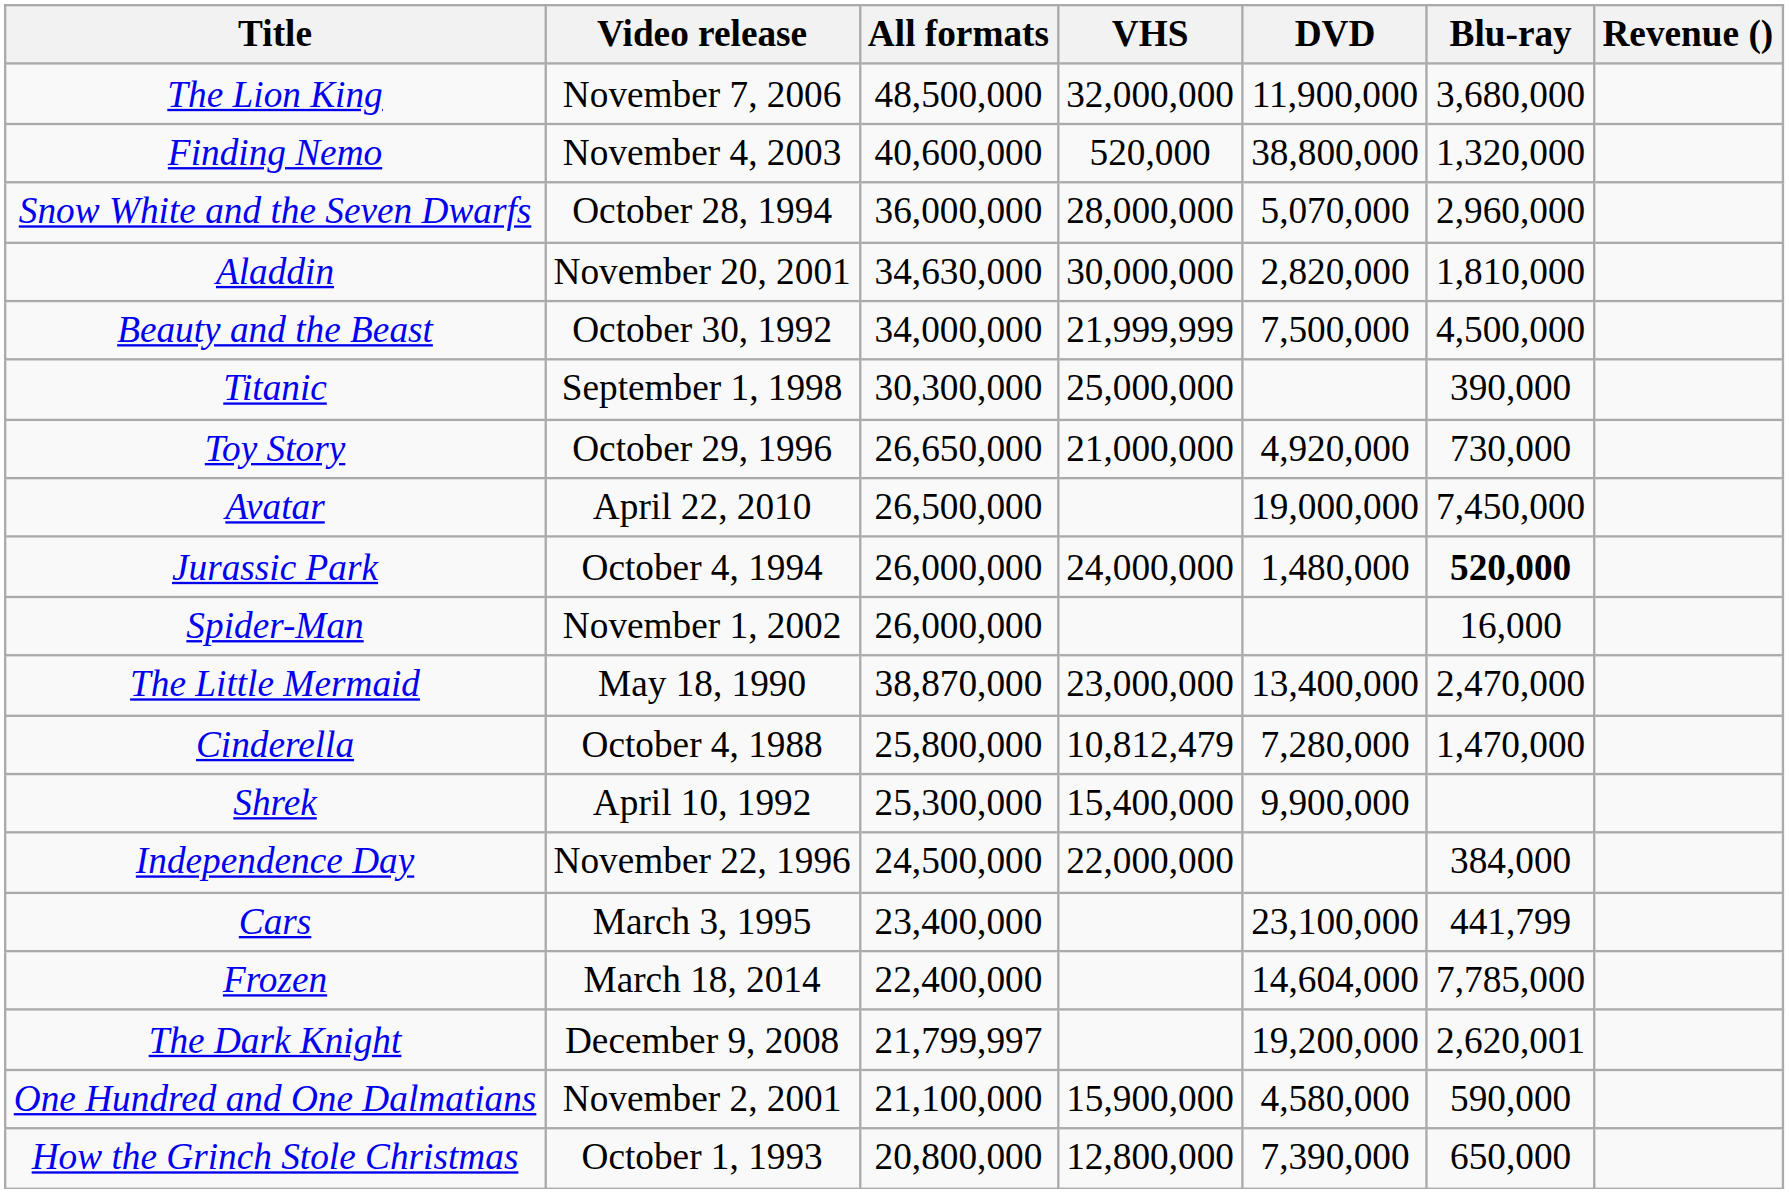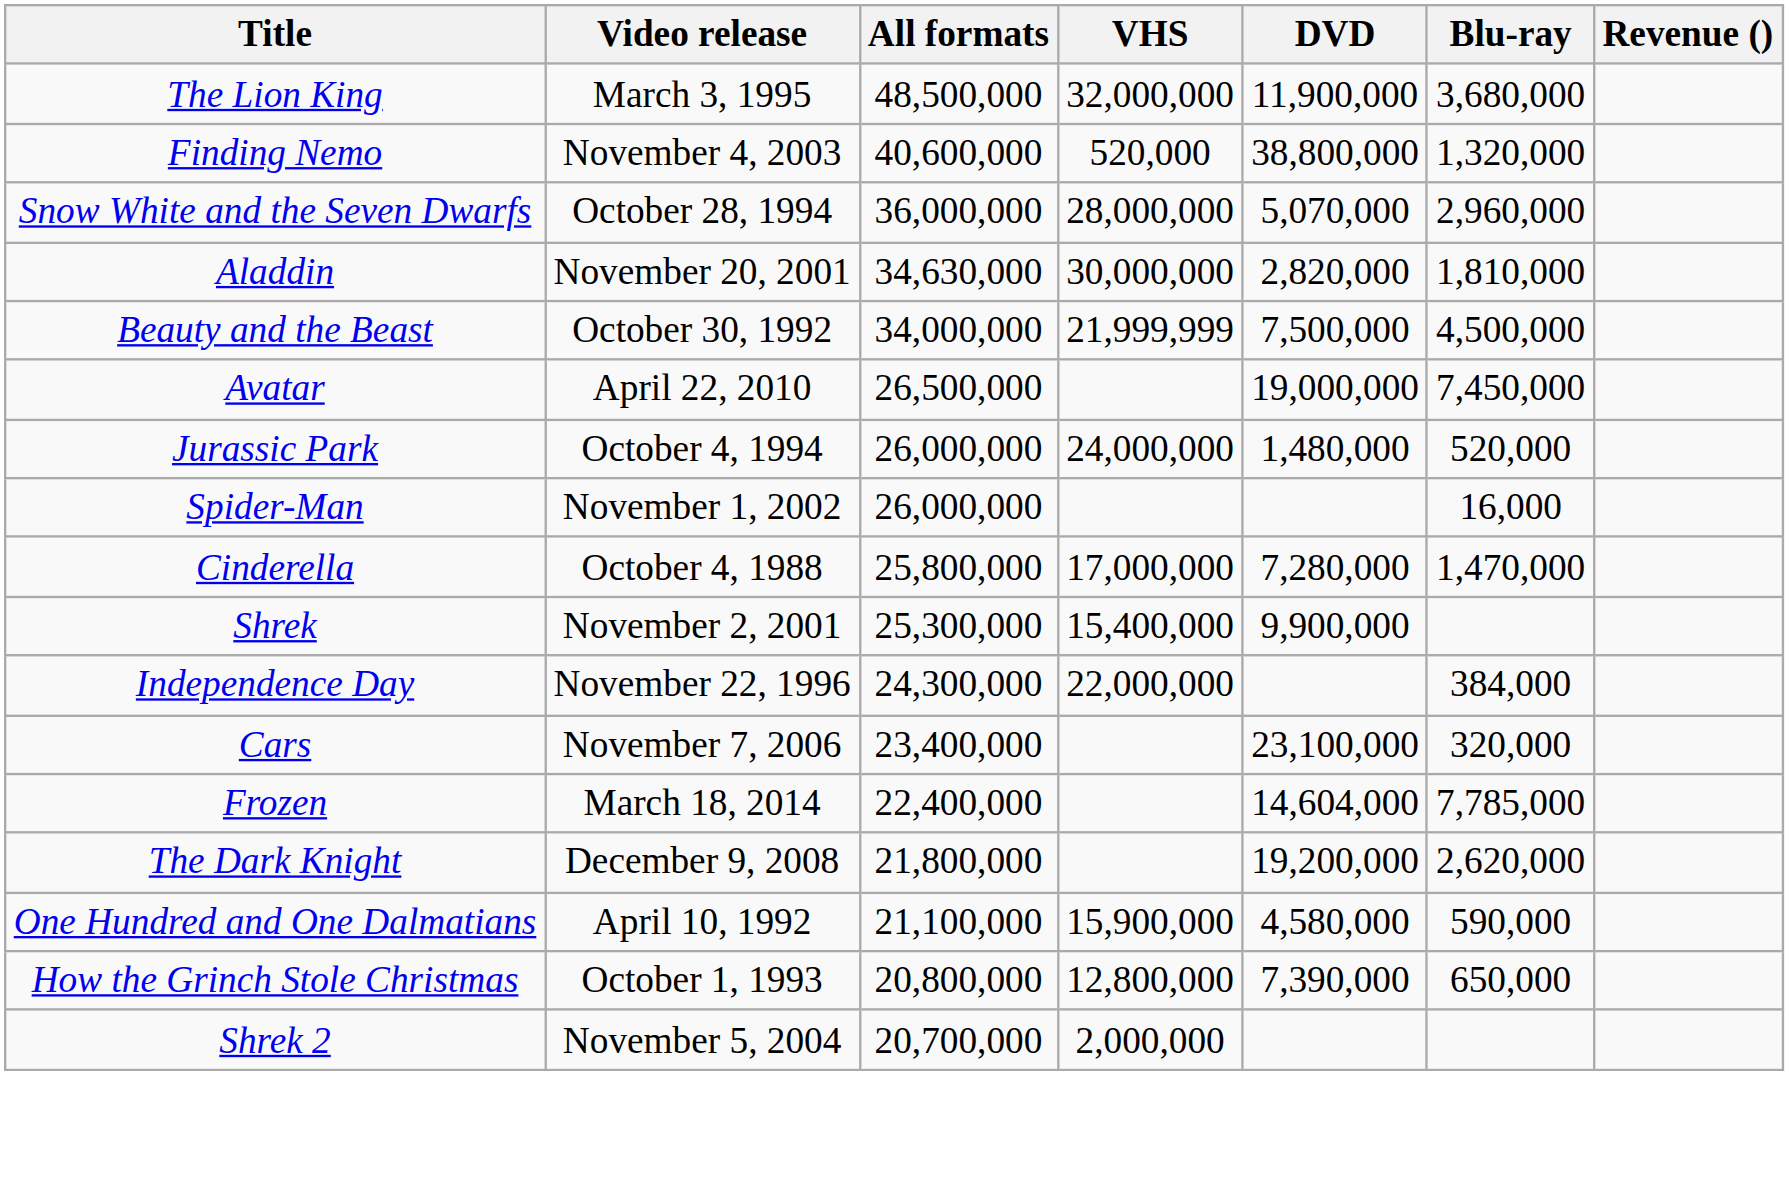(702, 93) November 7, 2006 -> (702, 93) March 3, 1995
- row: (275, 389)
- row: (275, 449)
(1511, 566) bold -> (1511, 447) normal
- row: (275, 685)
(1150, 743) 10,812,479 -> (1150, 566) 17,000,000
(702, 802) April 10, 1992 -> (702, 625) November 2, 2001
(958, 861) 24,500,000 -> (958, 684) 24,300,000
(702, 920) March 3, 1995 -> (702, 743) November 7, 2006
(1511, 920) 441,799 -> (1511, 743) 320,000
(958, 1039) 21,799,997 -> (958, 861) 21,800,000
(1511, 1039) 2,620,001 -> (1511, 861) 2,620,000
(702, 1098) November 2, 2001 -> (702, 920) April 10, 1992
+ row: (275, 1040)
